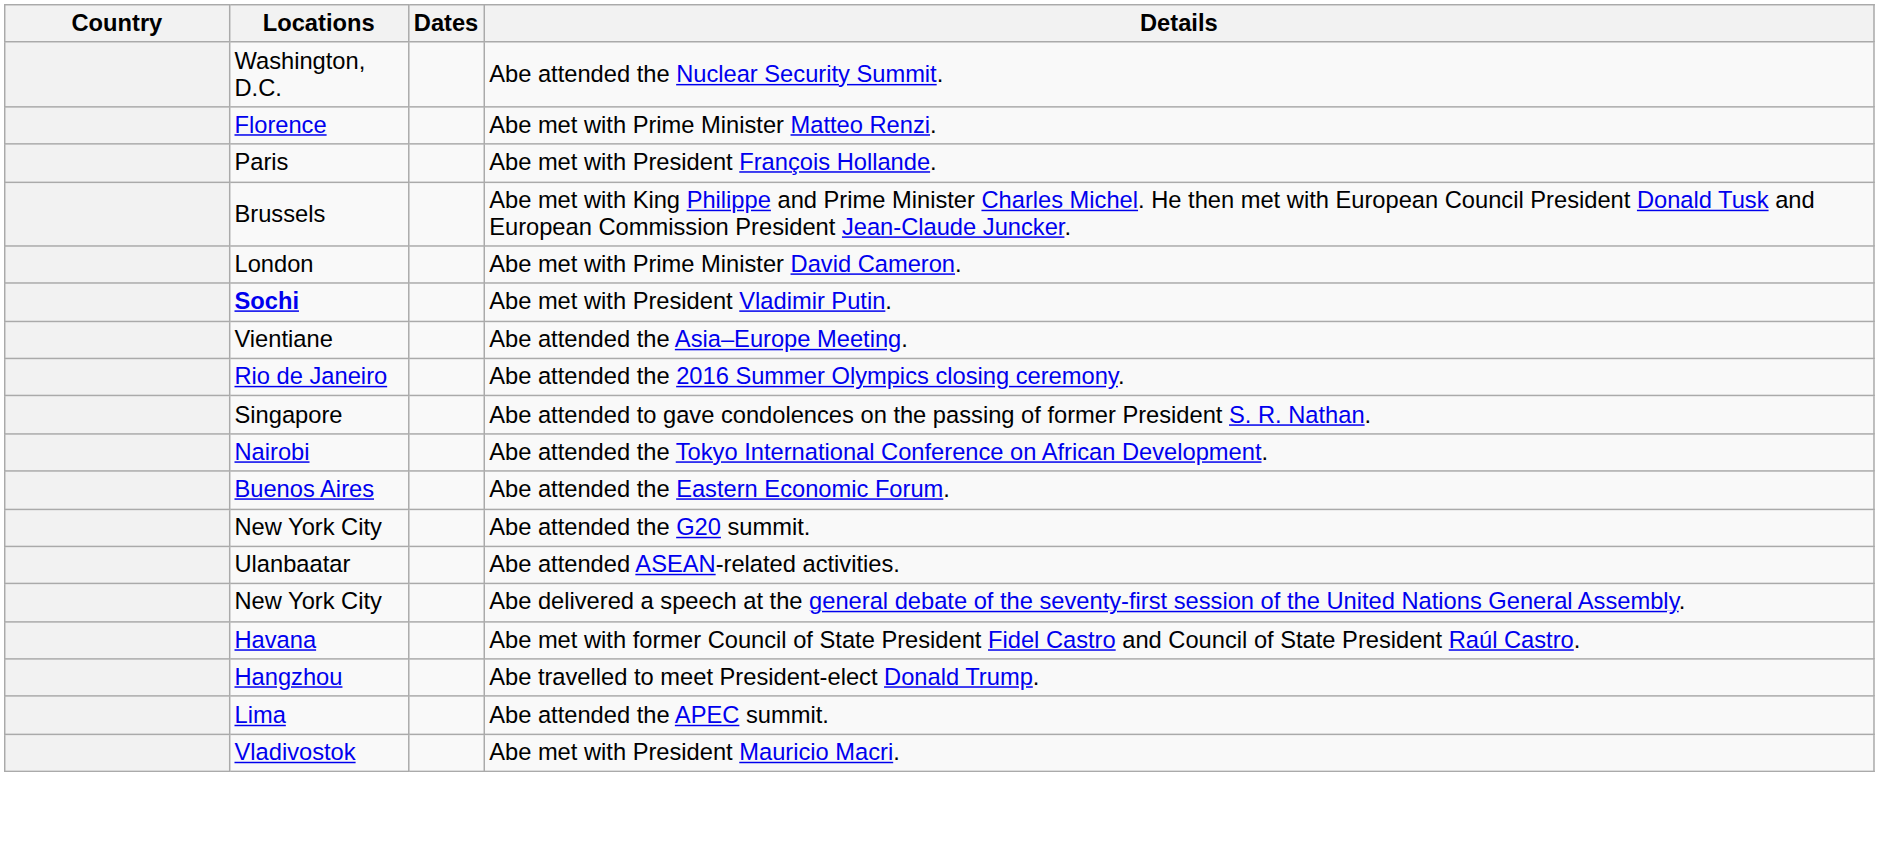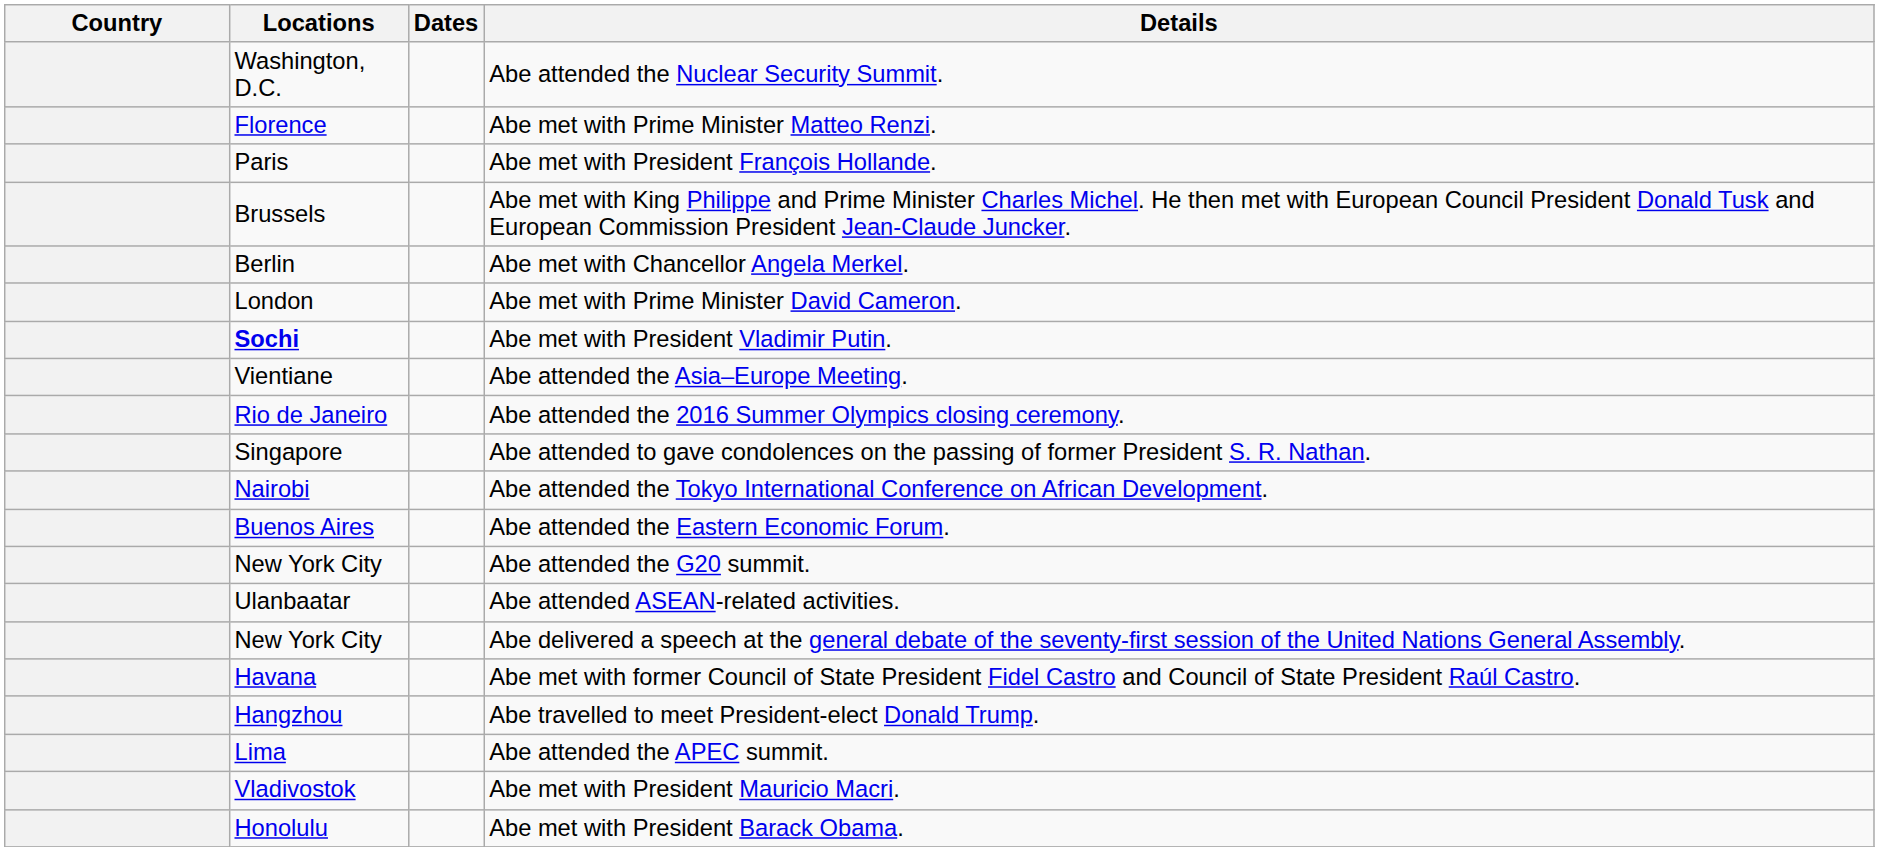+ row: (699, 264)
+ row: (696, 827)
